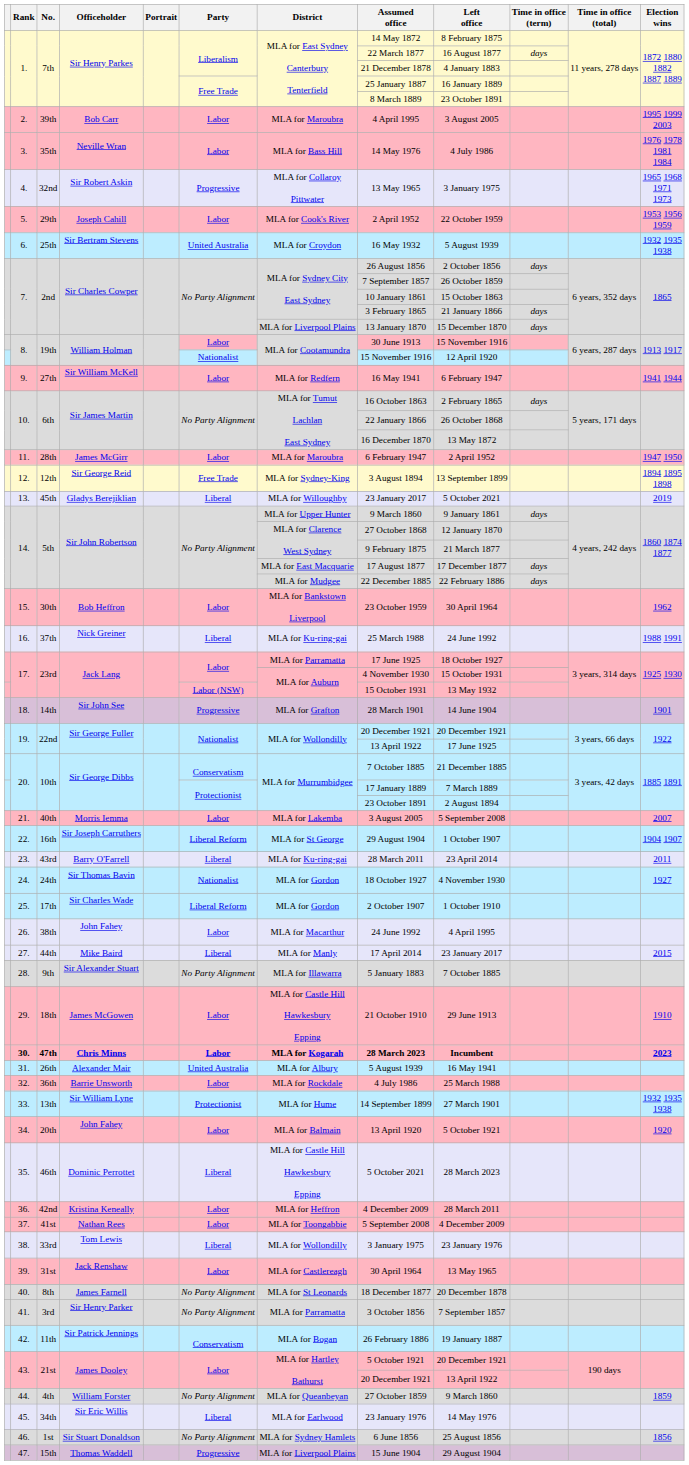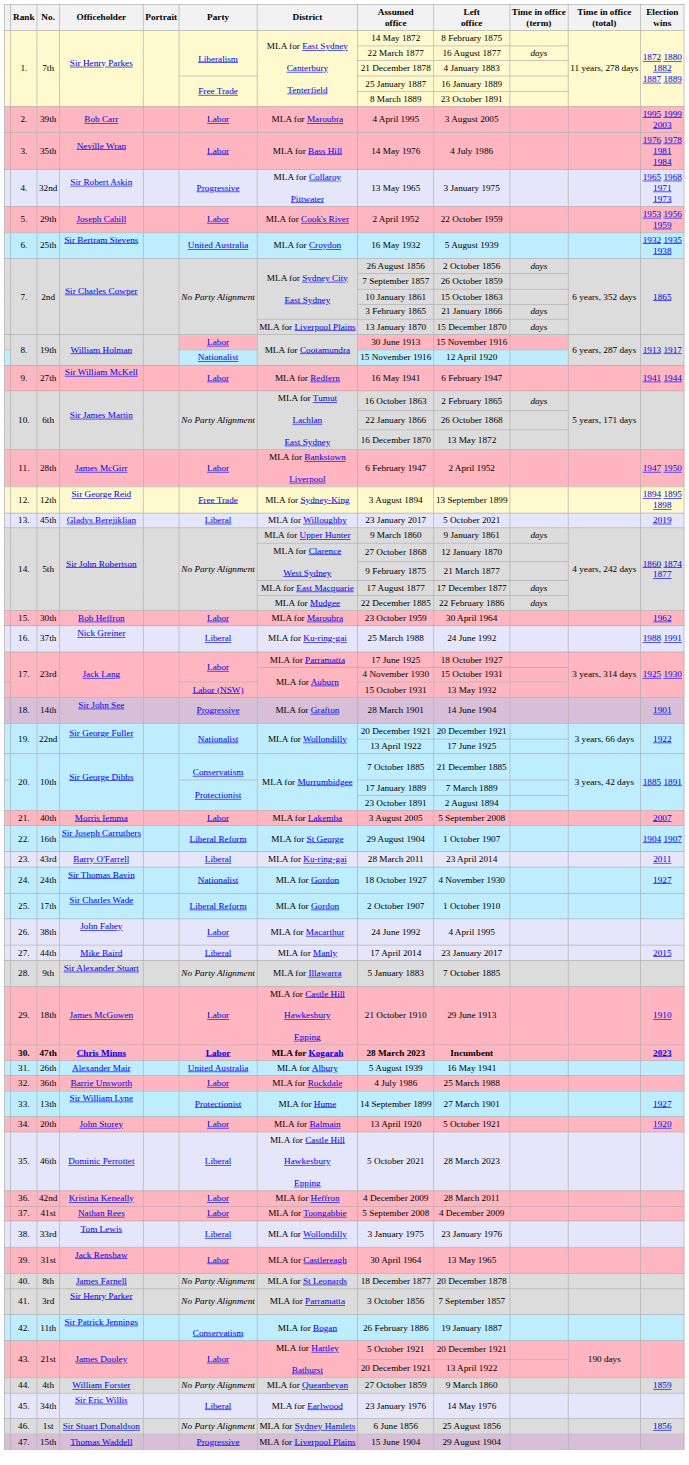(307, 457) MLA for Maroubra -> (307, 468) MLA for Bankstown Liverpool
(307, 607) MLA for Bankstown Liverpool -> (307, 618) MLA for Maroubra
(662, 1104) 1932 1935 1938 -> (662, 1104) 1927
(101, 1124) John Fahey -> (101, 1124) John Storey
